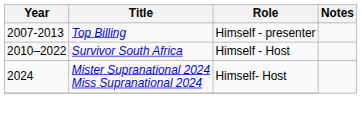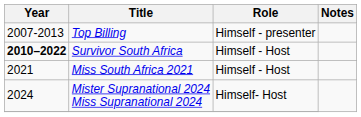(37, 51) normal -> (37, 51) bold
+ row: (132, 70)
